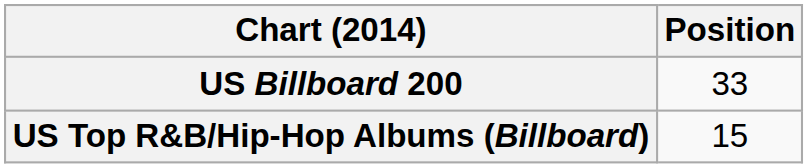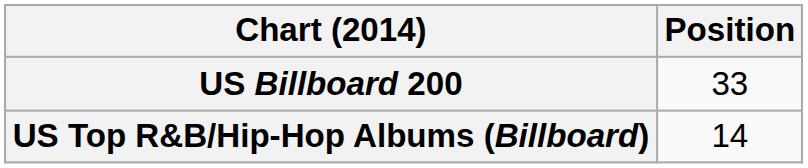(730, 135) 15 -> (730, 135) 14
